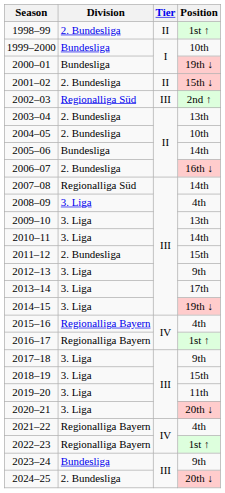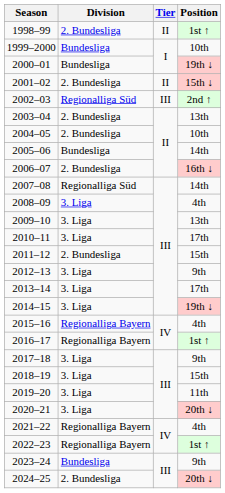(199, 237) 14th -> (199, 237) 17th
